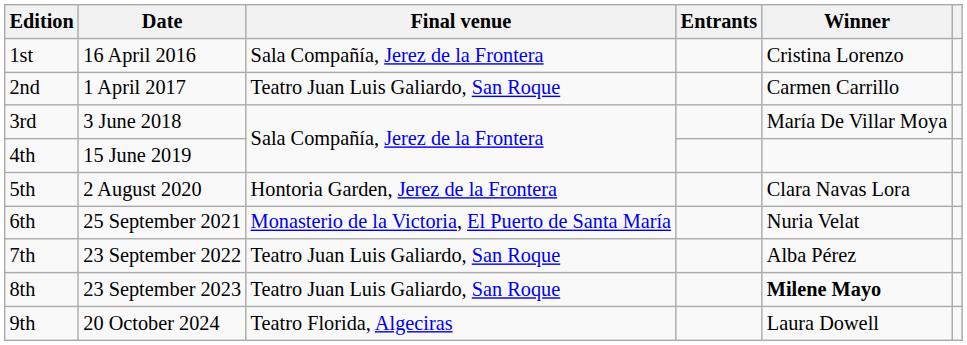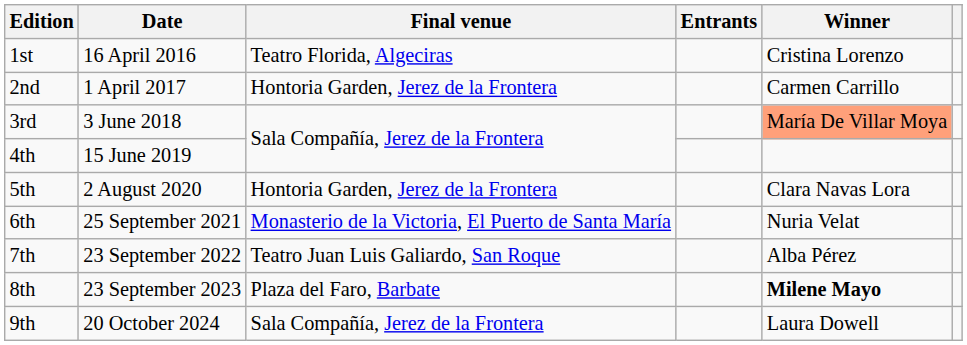(397, 55) Sala Compañía, Jerez de la Frontera -> (352, 55) Teatro Florida, Algeciras
(405, 88) Teatro Juan Luis Galiardo, San Roque -> (404, 88) Hontoria Garden, Jerez de la Frontera
(857, 122) no background -> (857, 122) lightsalmon background
(405, 289) Teatro Juan Luis Galiardo, San Roque -> (345, 289) Plaza del Faro, Barbate
(352, 323) Teatro Florida, Algeciras -> (397, 323) Sala Compañía, Jerez de la Frontera
